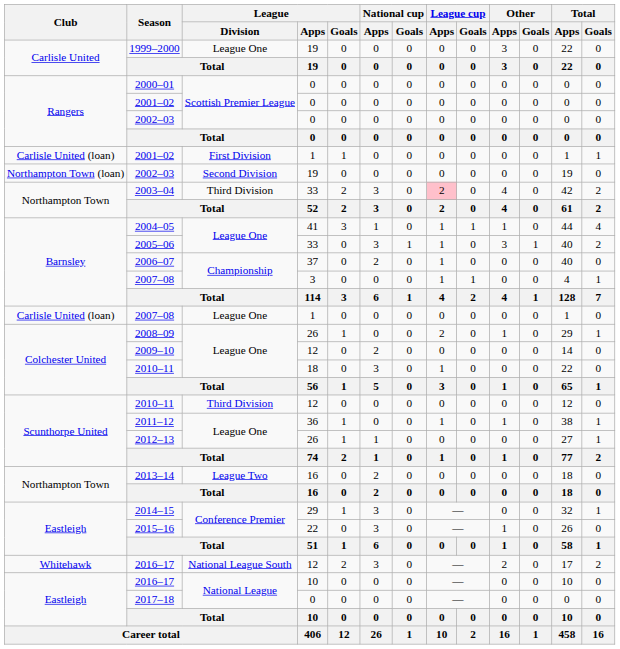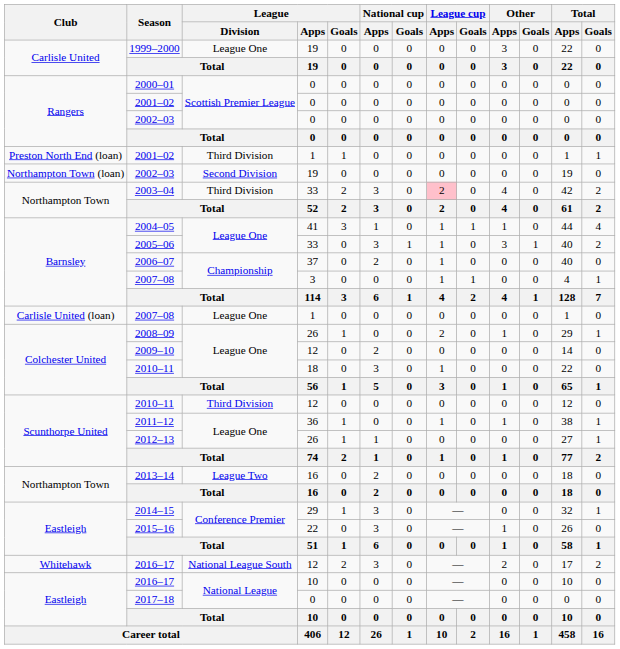(66, 155) Carlisle United (loan) -> (66, 155) Preston North End (loan)
(240, 155) First Division -> (240, 155) Third Division
